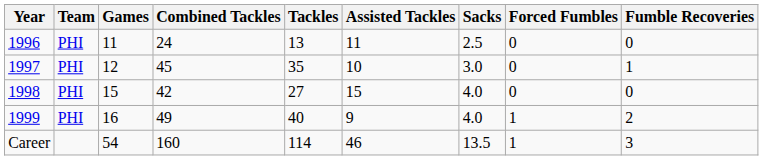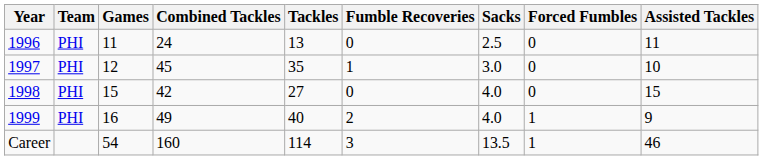columns swapped: (401, 17) <-> (690, 17)
